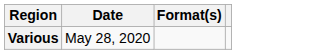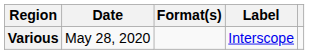+ column: (261, 15)
